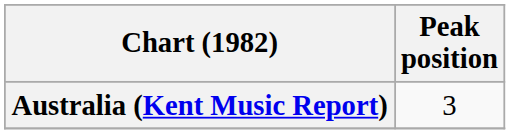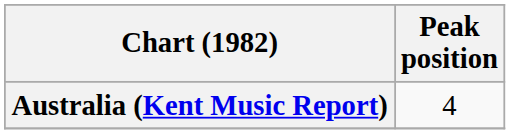(449, 104) 3 -> (449, 104) 4
